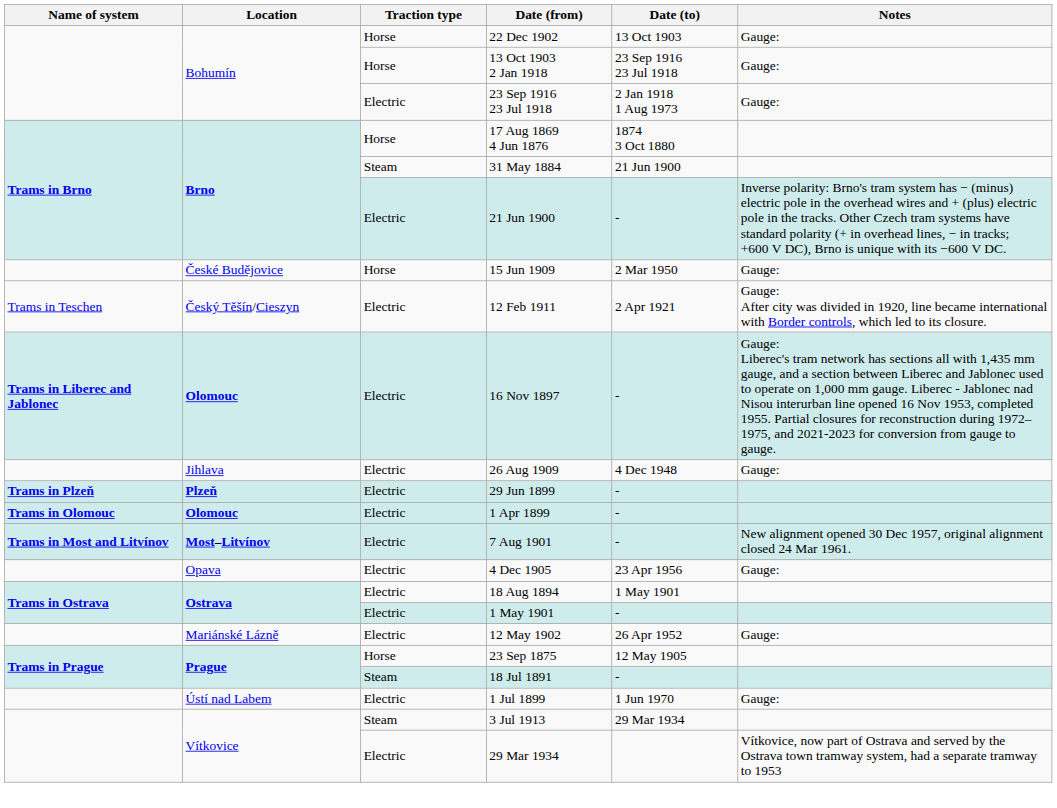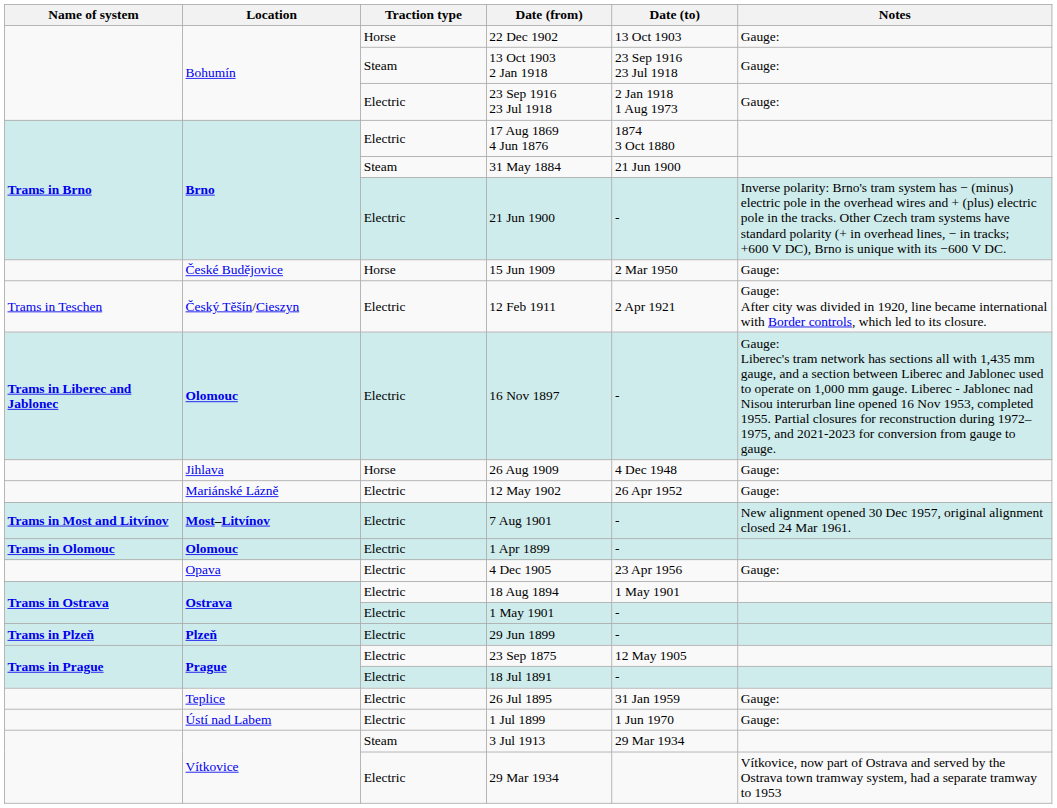(380, 65) Horse -> (380, 65) Steam
(380, 138) Horse -> (385, 138) Electric
(385, 470) Electric -> (380, 470) Horse
rows swapped: (525, 634) <-> (522, 491)
rows swapped: (521, 541) <-> (520, 512)
(380, 655) Horse -> (385, 655) Electric
(380, 677) Steam -> (385, 677) Electric
+ row: (521, 698)
